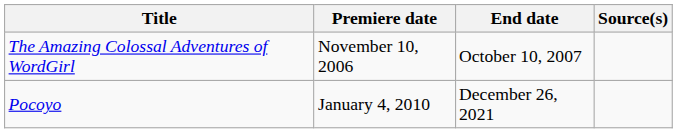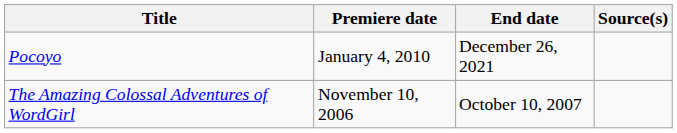rows swapped: (138, 56) <-> (35, 103)
